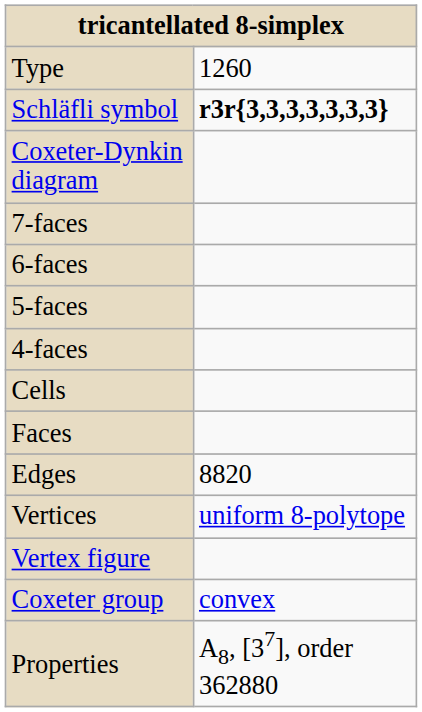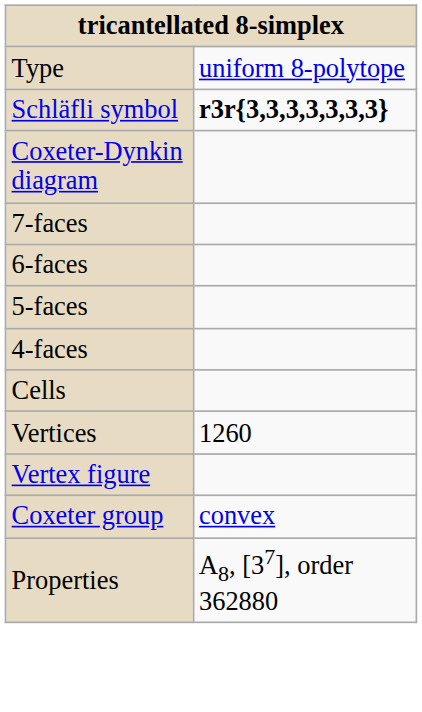(225, 67) 1260 -> (302, 67) uniform 8-polytope
- row: (42, 432)
- row: (44, 474)
(302, 516) uniform 8-polytope -> (225, 432) 1260
